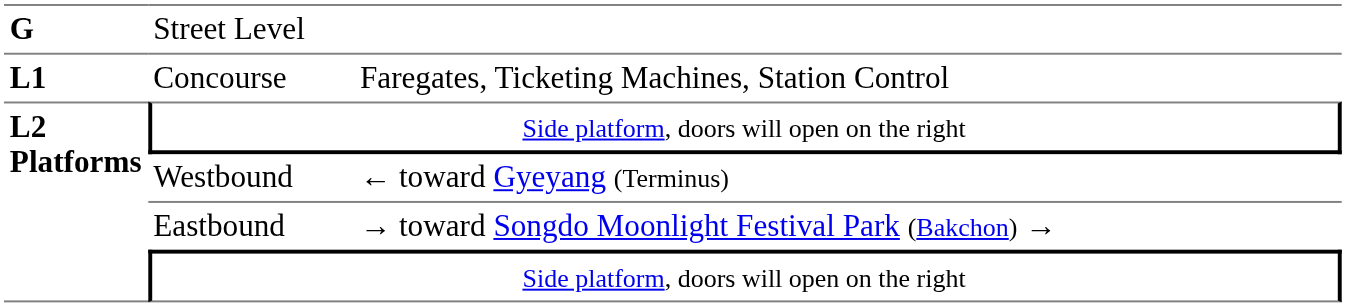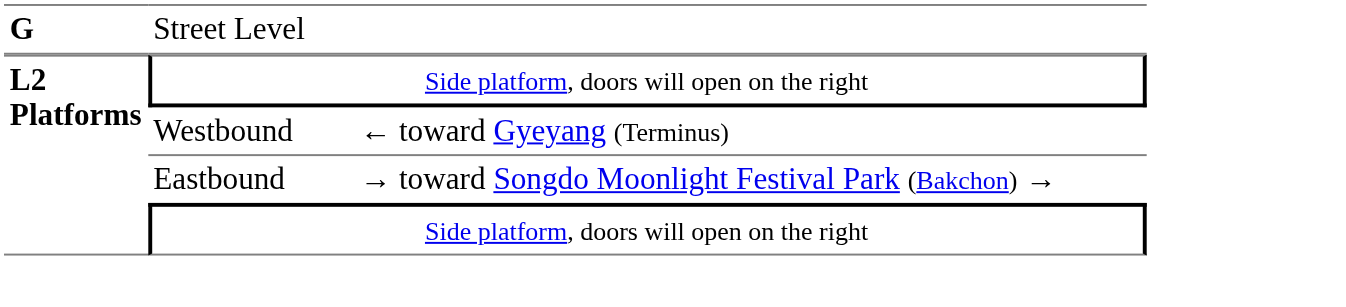- row: (220, 77)
